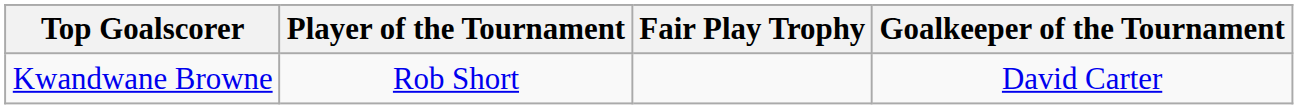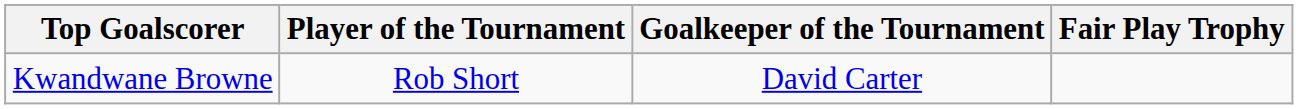columns swapped: (1082, 28) <-> (752, 28)
